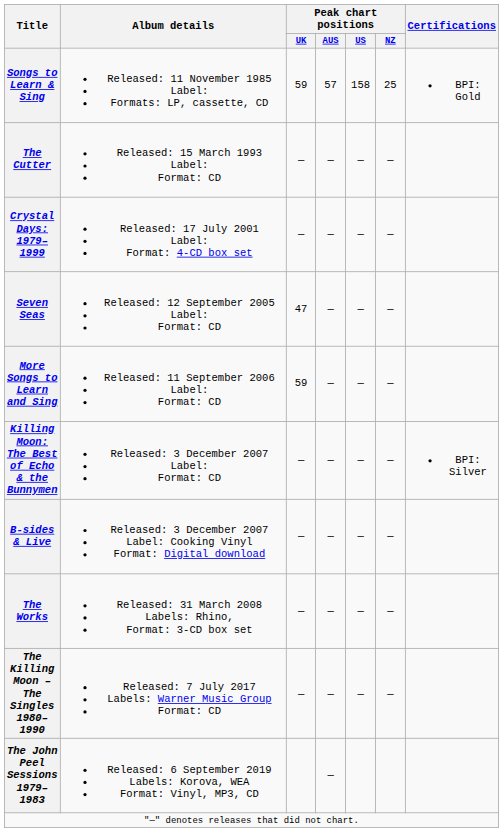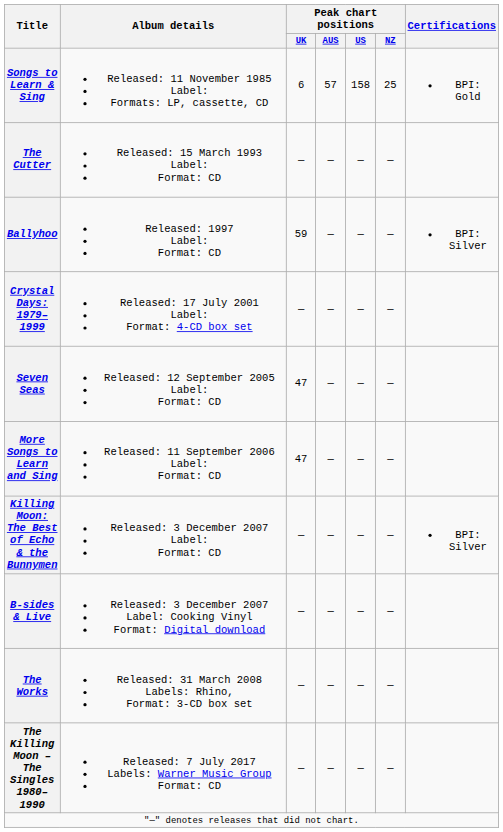(301, 85) 59 -> (301, 85) 6
+ row: (32, 234)
(301, 384) 59 -> (301, 459) 47
- row: (32, 776)
